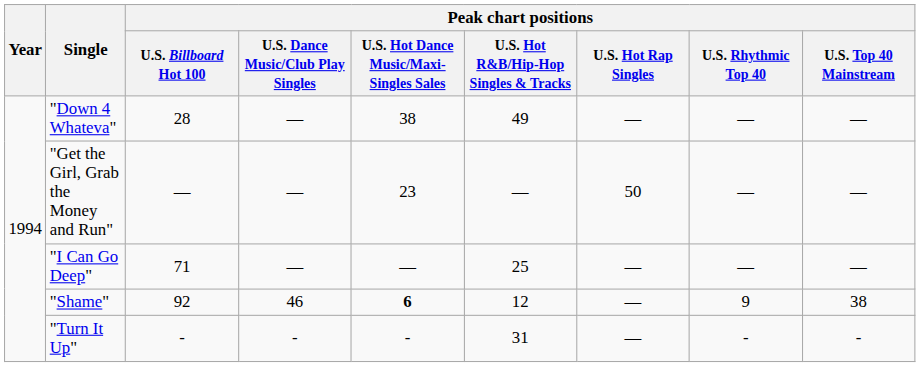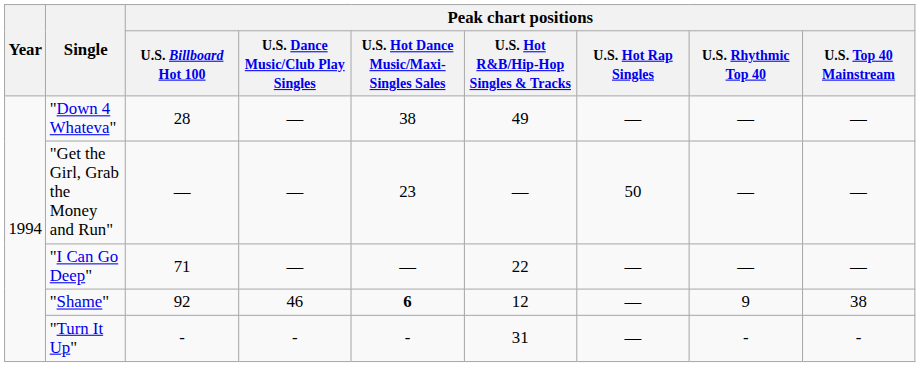(520, 266) 25 -> (520, 266) 22
